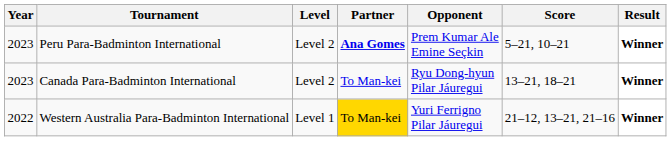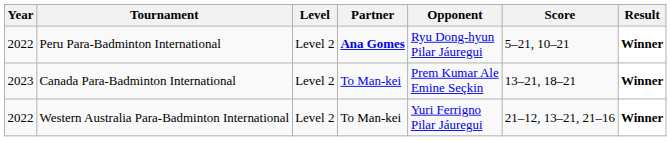(20, 44) 2023 -> (20, 44) 2022
(455, 44) Prem Kumar Ale Emine Seçkin -> (453, 44) Ryu Dong-hyun Pilar Jáuregui
(453, 81) Ryu Dong-hyun Pilar Jáuregui -> (455, 81) Prem Kumar Ale Emine Seçkin
(315, 117) Level 1 -> (315, 117) Level 2
(371, 117) gold background -> (371, 117) no background
